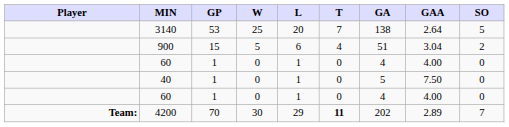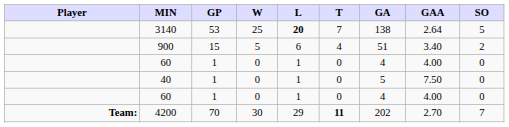(298, 29) normal -> (298, 29) bold
(433, 46) 3.04 -> (433, 46) 3.40
(433, 113) 2.89 -> (433, 113) 2.70
